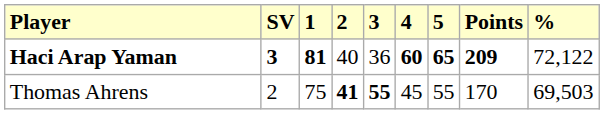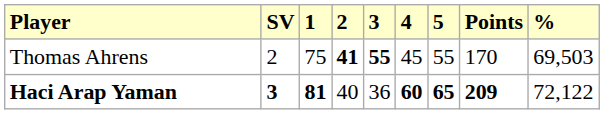rows swapped: (93, 56) <-> (79, 91)
